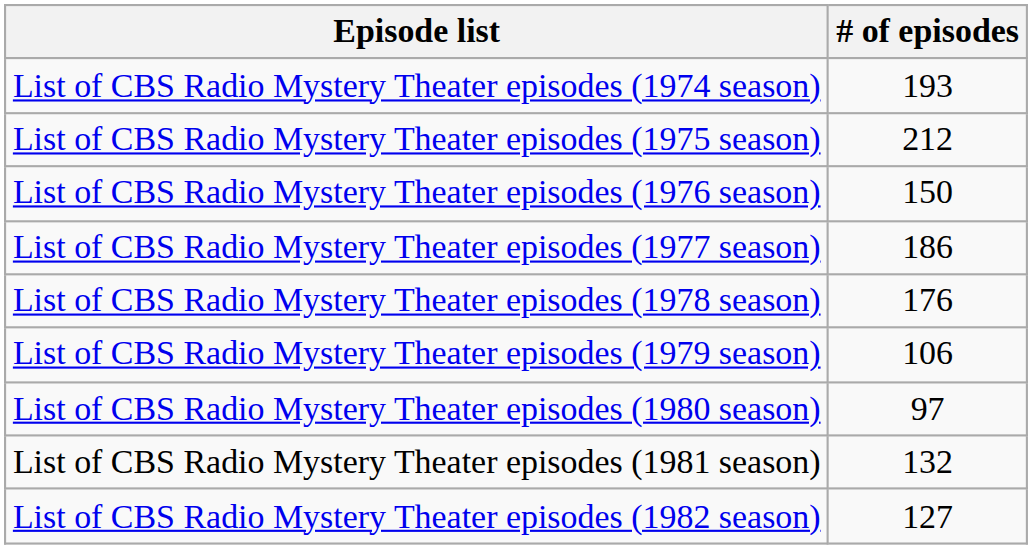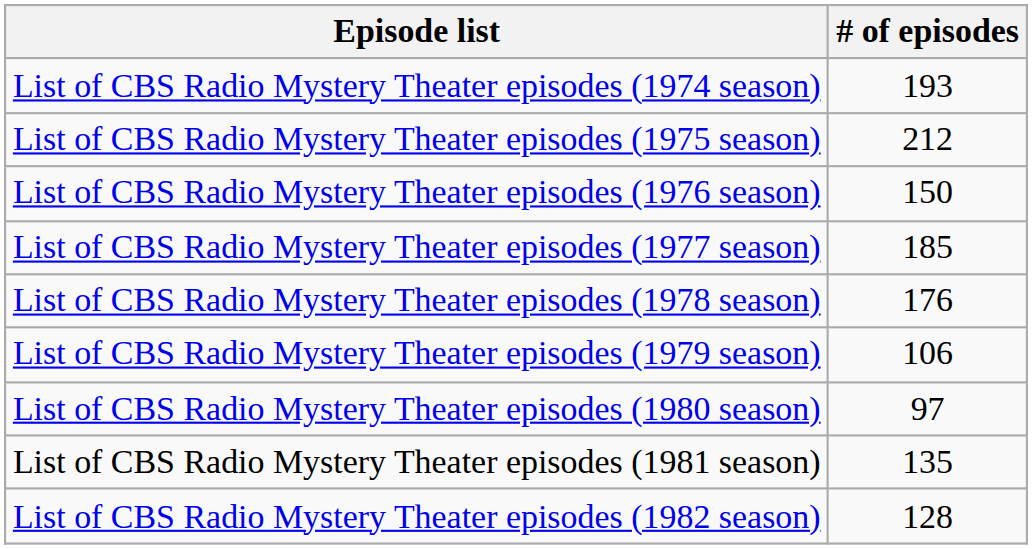(928, 246) 186 -> (928, 246) 185
(928, 461) 132 -> (928, 461) 135
(928, 515) 127 -> (928, 515) 128
